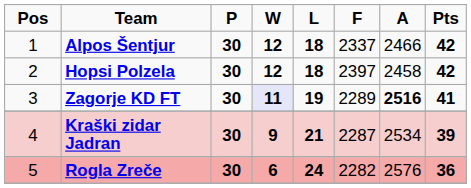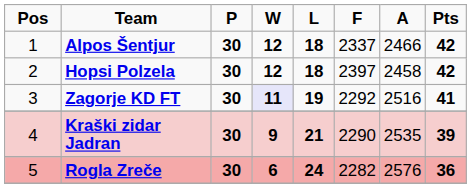(357, 98) 2289 -> (357, 98) 2292
(403, 98) bold -> (403, 98) normal
(357, 134) 2287 -> (357, 134) 2290
(403, 134) 2534 -> (403, 134) 2535
